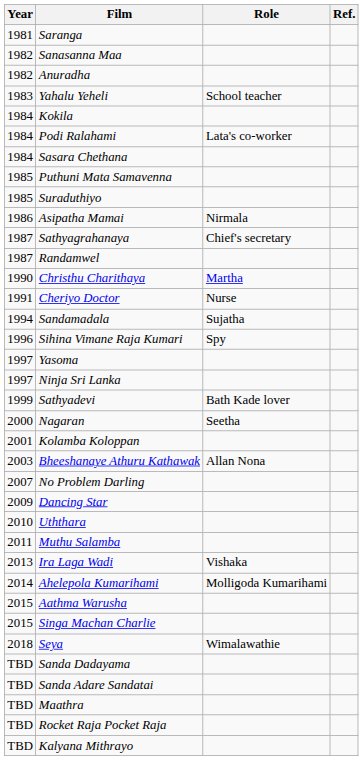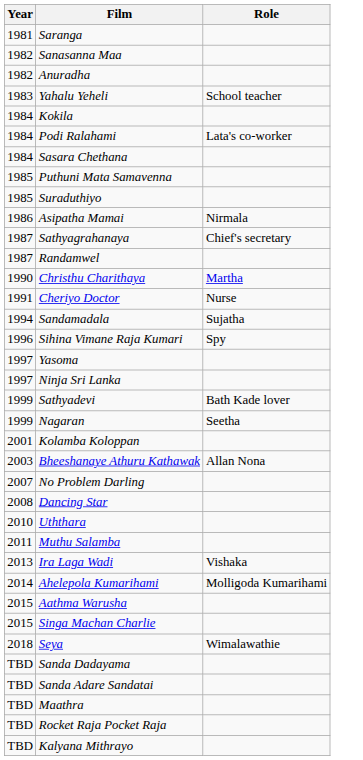- column: (344, 14)
(20, 420) 2000 -> (20, 420) 1999
(20, 501) 2009 -> (20, 501) 2008
